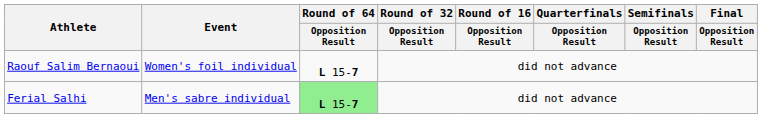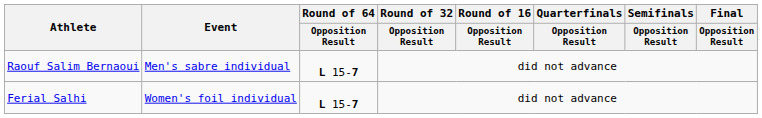(221, 66) Women's foil individual -> (217, 66) Men's sabre individual
(217, 97) Men's sabre individual -> (221, 97) Women's foil individual
(339, 104) lightgreen background -> (339, 104) no background
